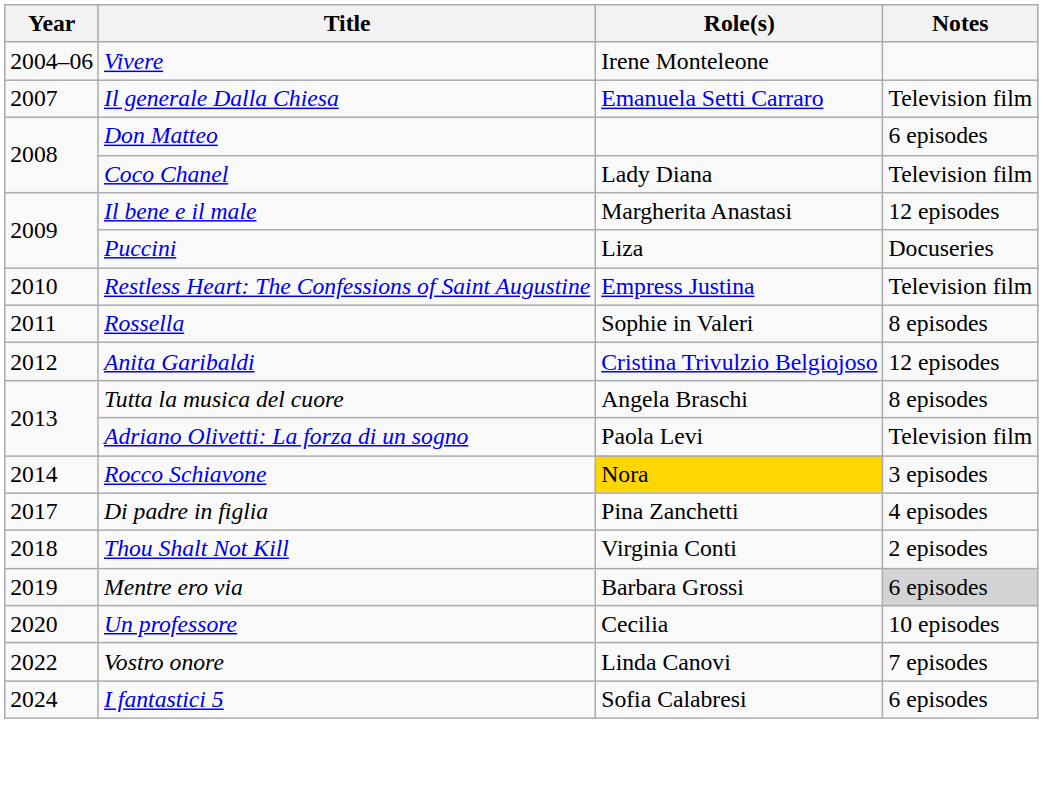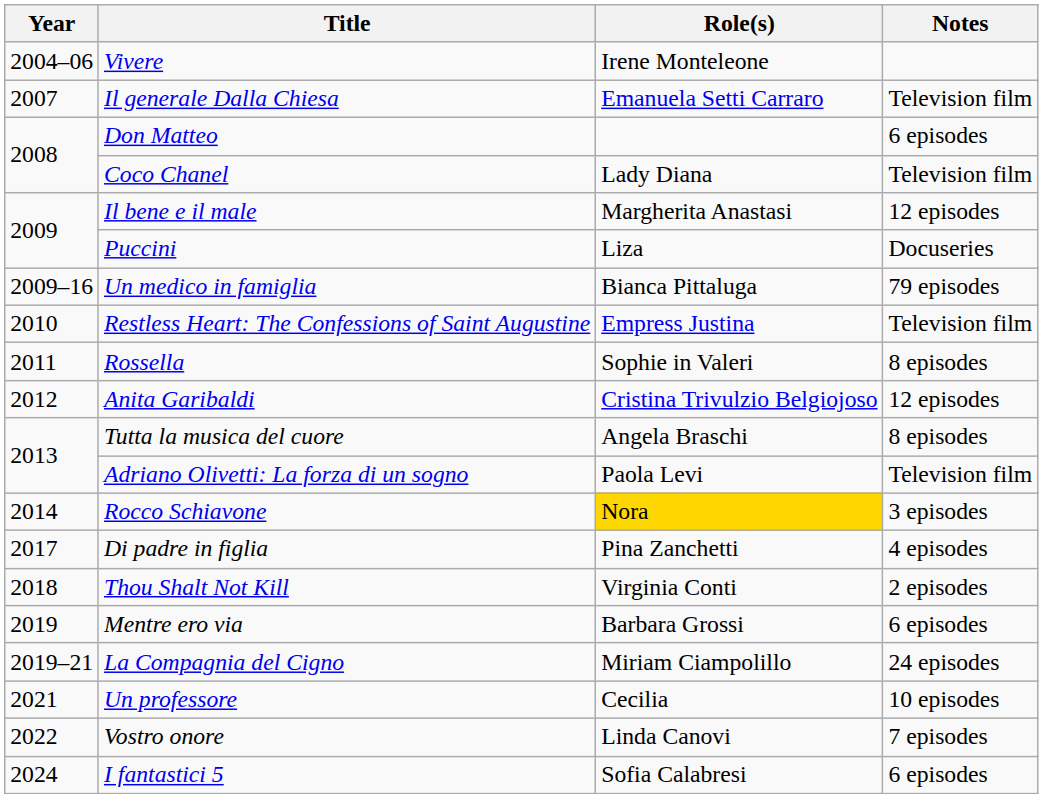+ row: (210, 286)
(938, 586) lightgrey background -> (938, 624) no background
+ row: (224, 661)
(34, 624) 2020 -> (34, 699) 2021
